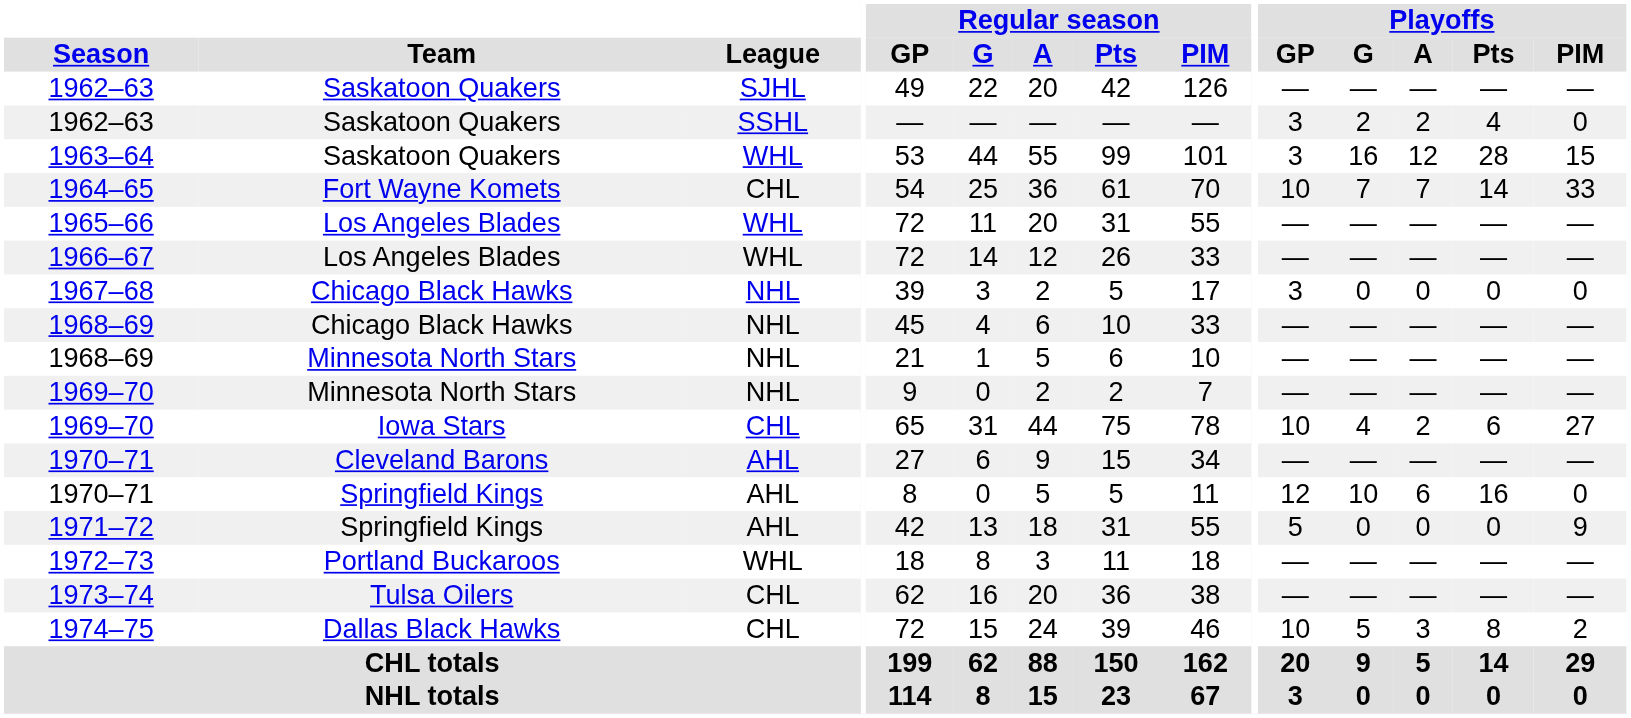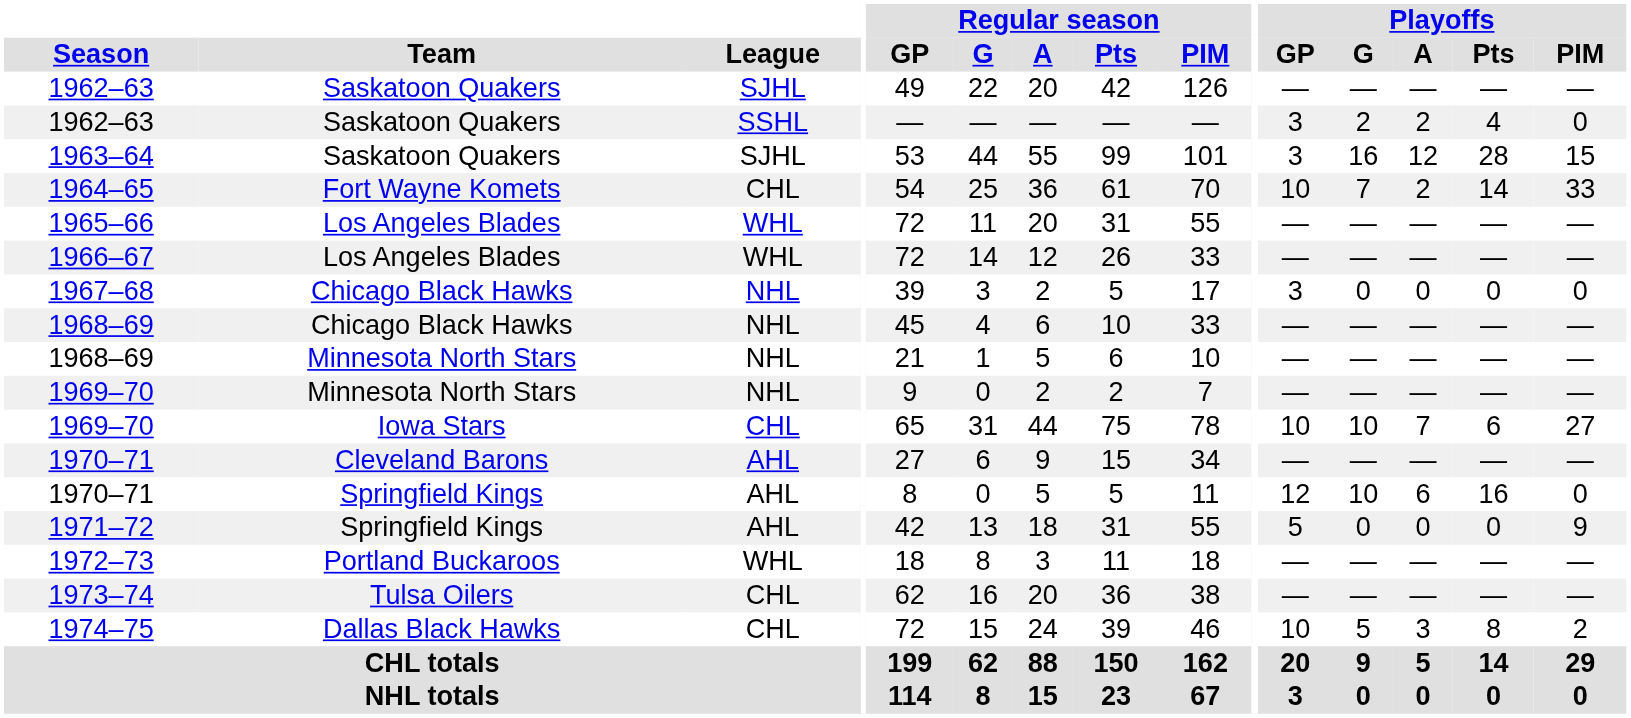(773, 155) WHL -> (773, 155) SJHL
(1423, 189) 7 -> (1423, 189) 2
(1363, 426) 4 -> (1363, 426) 10
(1423, 426) 2 -> (1423, 426) 7
